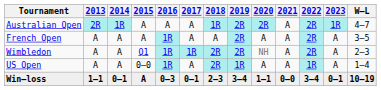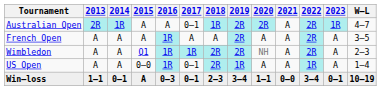(191, 25) A -> (191, 25) 0–1
(191, 65) A -> (191, 65) 0–1
